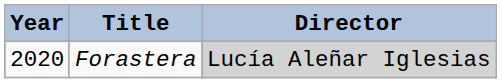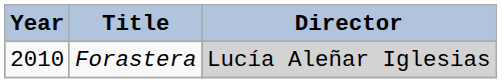(37, 60) 2020 -> (37, 60) 2010
